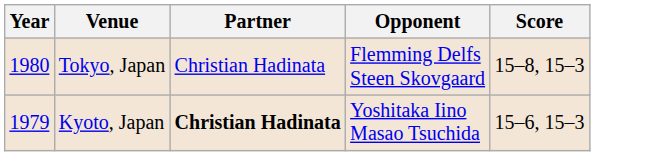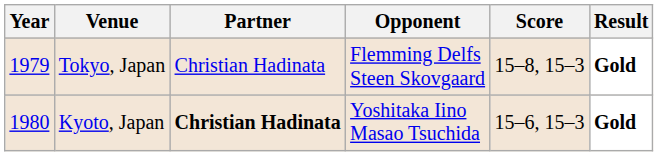+ column: (621, 21)
(29, 66) 1980 -> (29, 66) 1979
(29, 122) 1979 -> (29, 122) 1980
